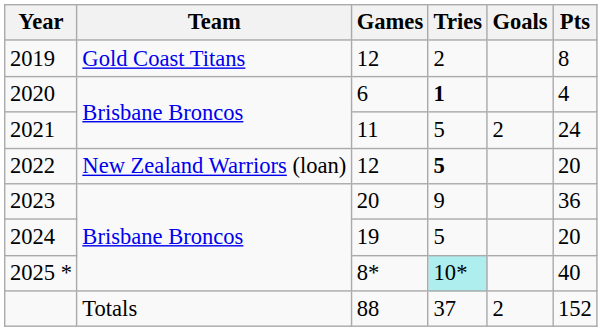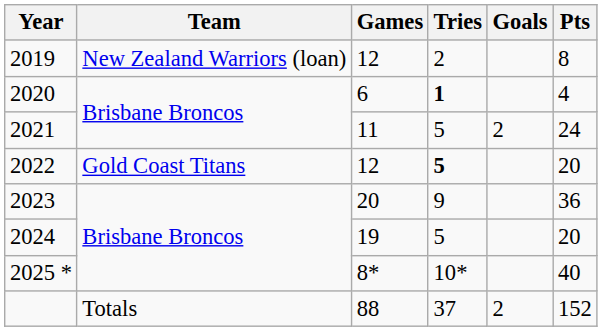(164, 58) Gold Coast Titans -> (214, 58) New Zealand Warriors (loan)
(214, 165) New Zealand Warriors (loan) -> (164, 165) Gold Coast Titans
(450, 272) paleturquoise background -> (450, 272) no background
